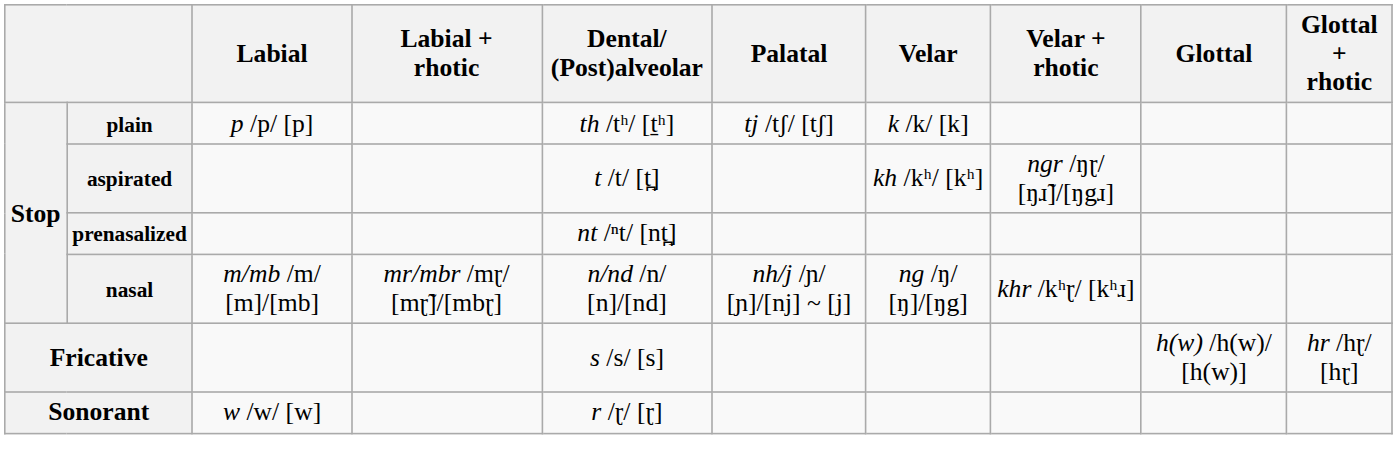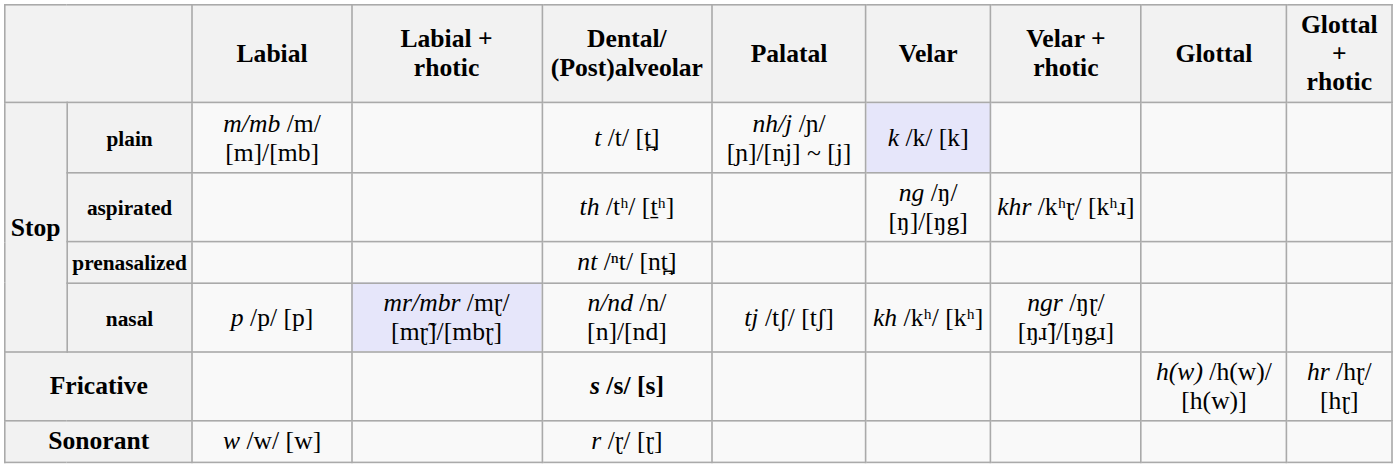(272, 123) p /p/ [p] -> (272, 137) m/mb /m/ [m]/[mb]
(627, 123) th /tʰ/ [t̠ʰ] -> (627, 137) t /t/ [t̪]
(789, 123) tj /tʃ/ [tʃ] -> (789, 137) nh/j /ɲ/ [ɲ]/[nj] ~ [j]
(928, 123) no background -> (928, 137) lavender background
(627, 178) t /t/ [t̪] -> (627, 206) th /tʰ/ [t̠ʰ]
(928, 178) kh /kʰ/ [kʰ] -> (928, 206) ng /ŋ/ [ŋ]/[ŋg]
(1066, 178) ngr /ŋɽ/ [ŋɹ̃]/[ŋgɹ] -> (1066, 206) khr /kʰɽ/ [kʰɹ]
(272, 288) m/mb /m/ [m]/[mb] -> (272, 316) p /p/ [p]
(447, 288) no background -> (447, 316) lavender background
(789, 288) nh/j /ɲ/ [ɲ]/[nj] ~ [j] -> (789, 316) tj /tʃ/ [tʃ]
(928, 288) ng /ŋ/ [ŋ]/[ŋg] -> (928, 316) kh /kʰ/ [kʰ]
(1066, 288) khr /kʰɽ/ [kʰɹ] -> (1066, 316) ngr /ŋɽ/ [ŋɹ̃]/[ŋgɹ]
(627, 357) normal -> (627, 386) bold
